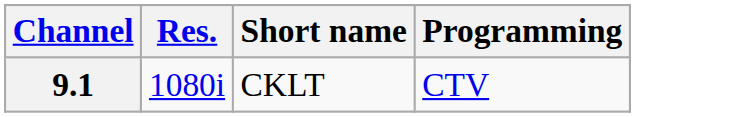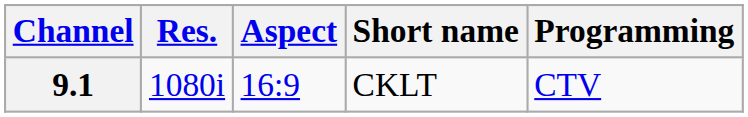+ column: (289, 31)
